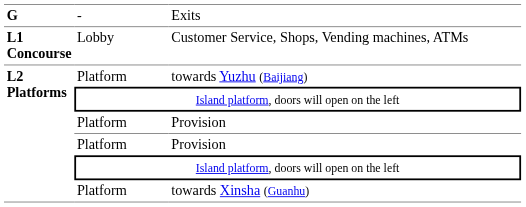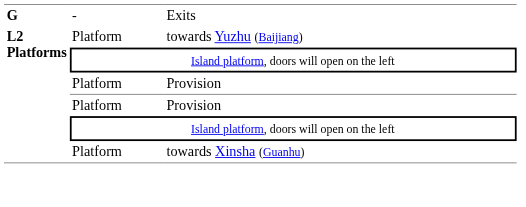- row: (95, 37)
